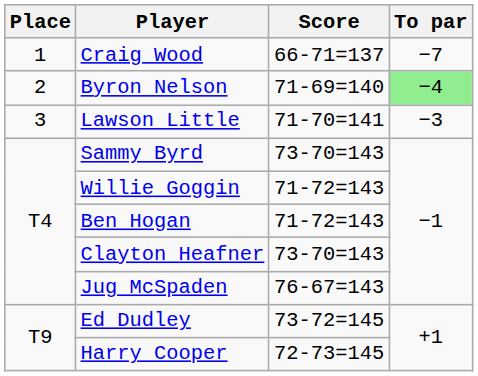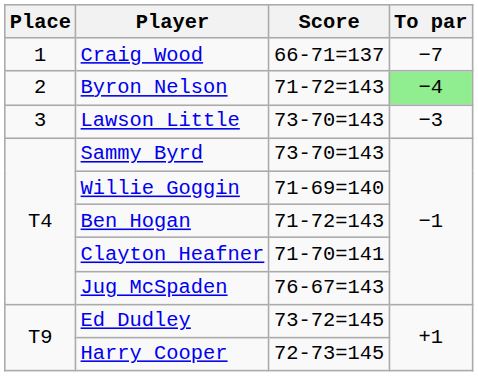(329, 88) 71-69=140 -> (329, 88) 71-72=143
(329, 121) 71-70=141 -> (329, 121) 73-70=143
(329, 188) 71-72=143 -> (329, 188) 71-69=140
(329, 254) 73-70=143 -> (329, 254) 71-70=141
